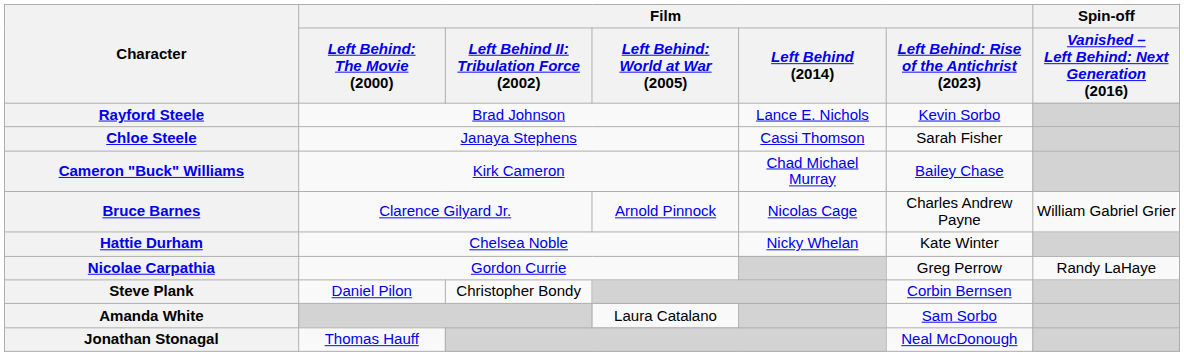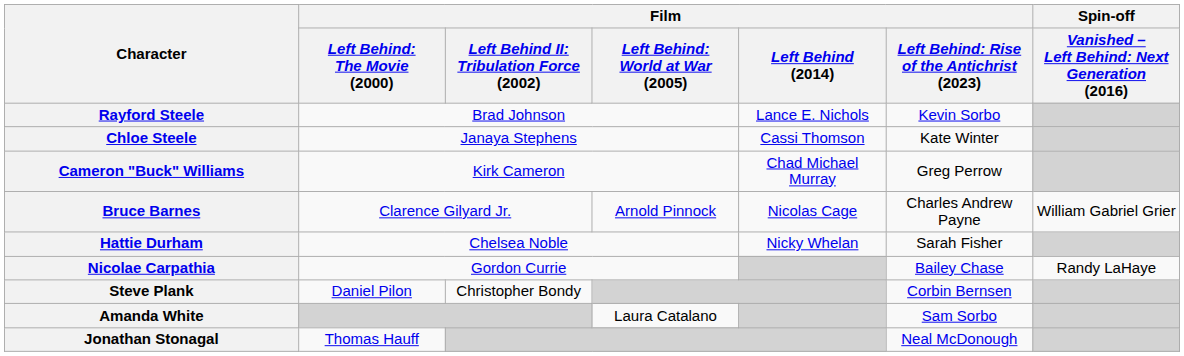(959, 138) Sarah Fisher -> (959, 138) Kate Winter
(959, 171) Bailey Chase -> (959, 171) Greg Perrow
(959, 244) Kate Winter -> (959, 244) Sarah Fisher
(959, 267) Greg Perrow -> (959, 267) Bailey Chase
